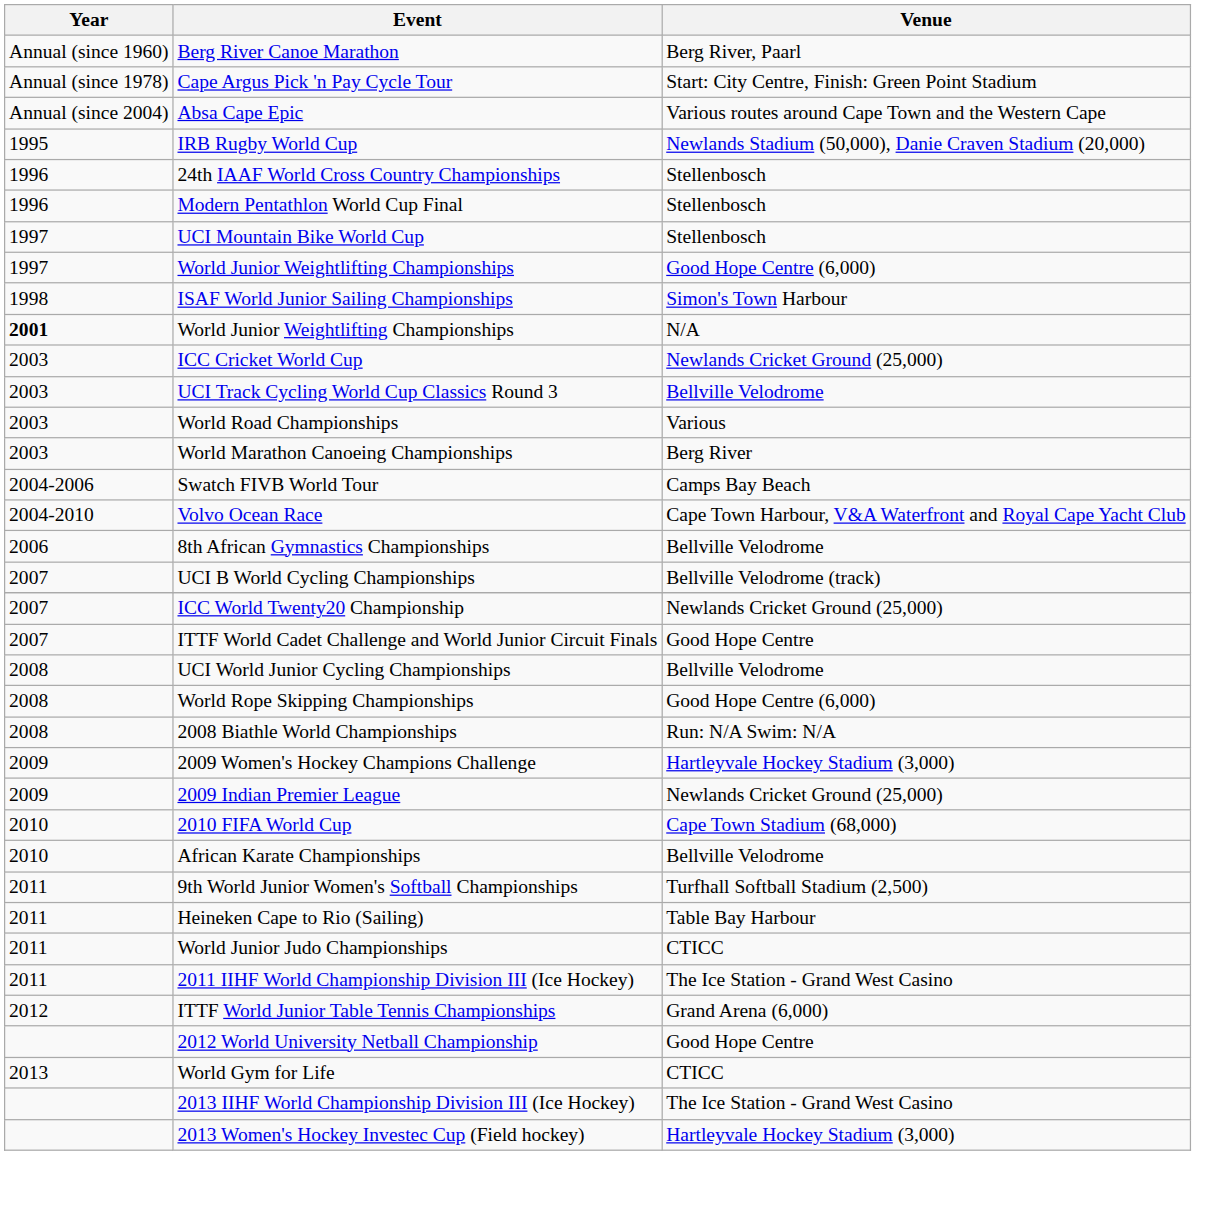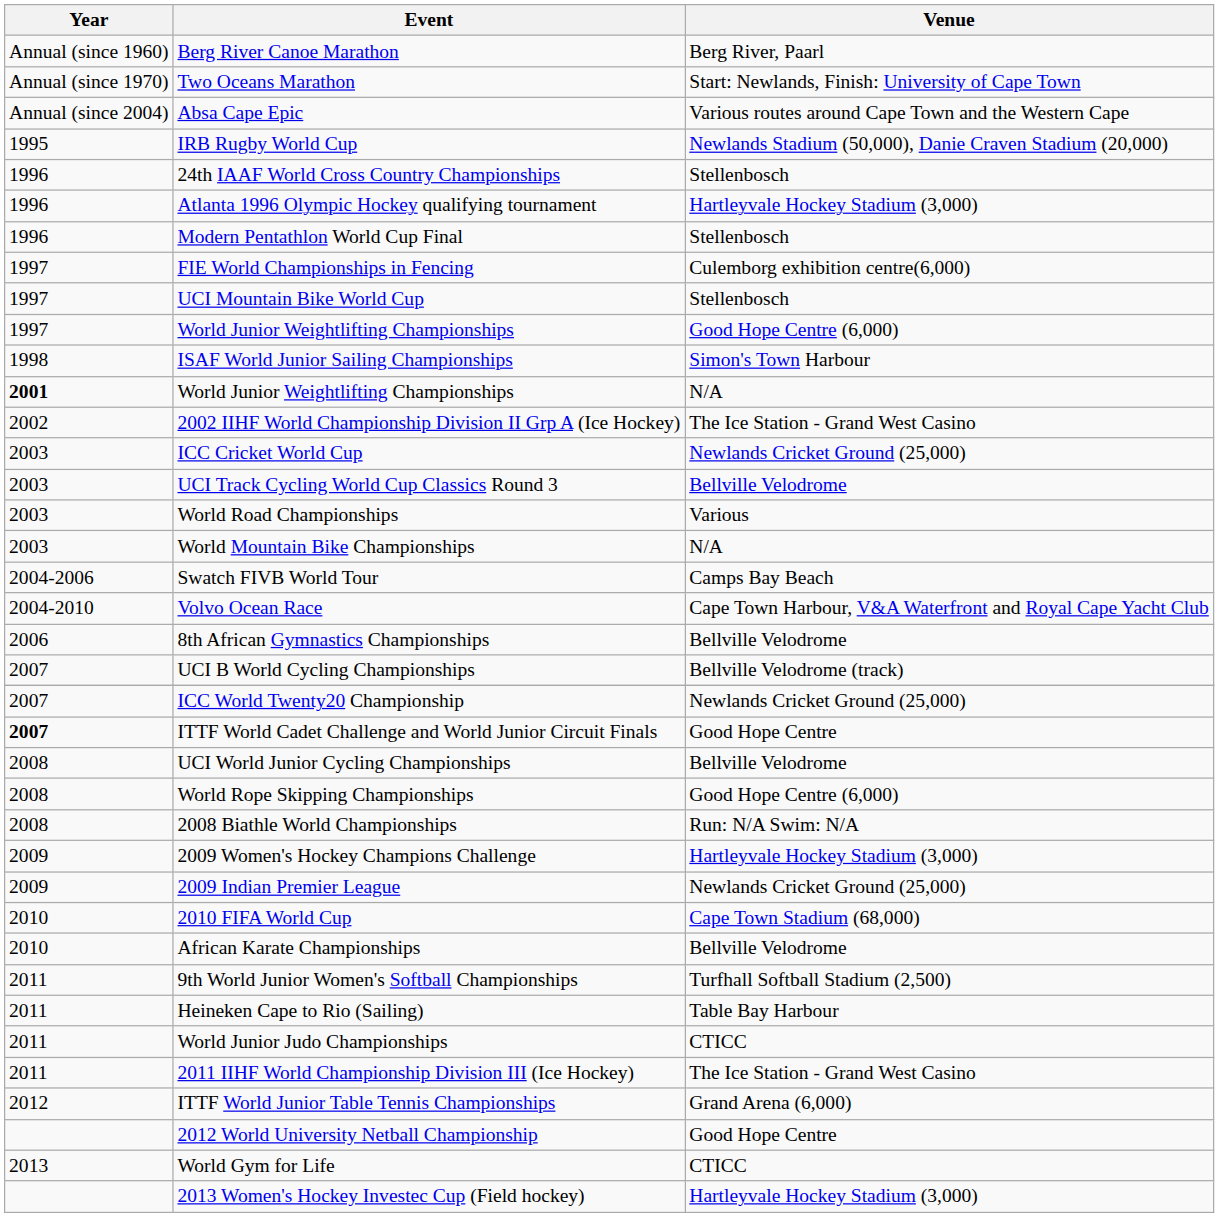+ row: (266, 81)
- row: (315, 81)
+ row: (387, 205)
+ row: (326, 267)
+ row: (429, 422)
- row: (345, 453)
+ row: (326, 546)
(29, 639) normal -> (29, 732) bold
- row: (406, 1103)
